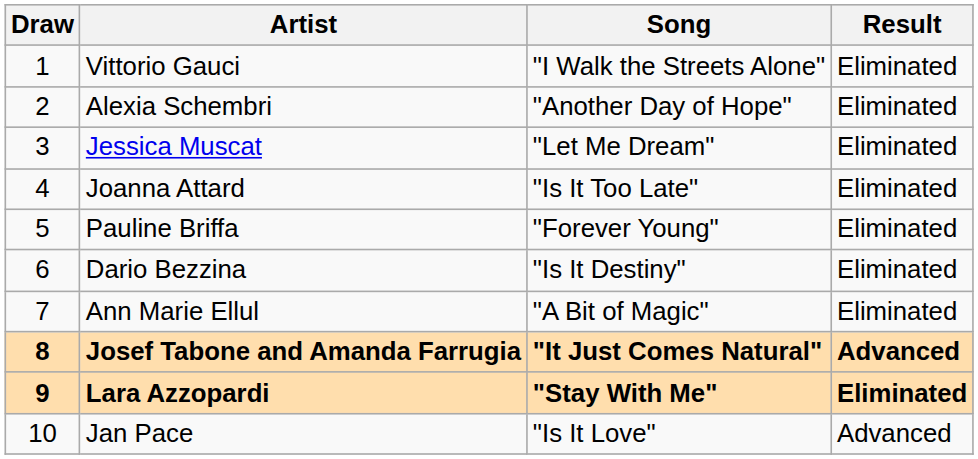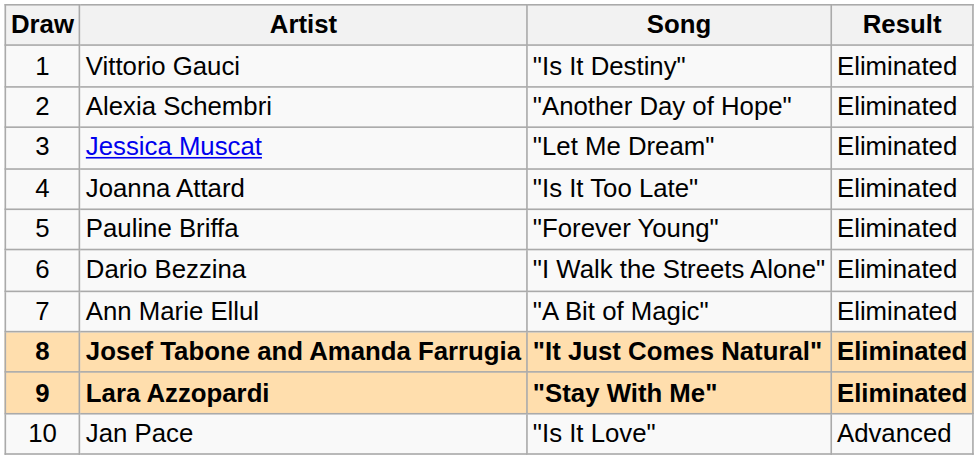(679, 65) "I Walk the Streets Alone" -> (609, 65) "Is It Destiny"
(609, 270) "Is It Destiny" -> (679, 270) "I Walk the Streets Alone"
(899, 351) Advanced -> (902, 351) Eliminated
